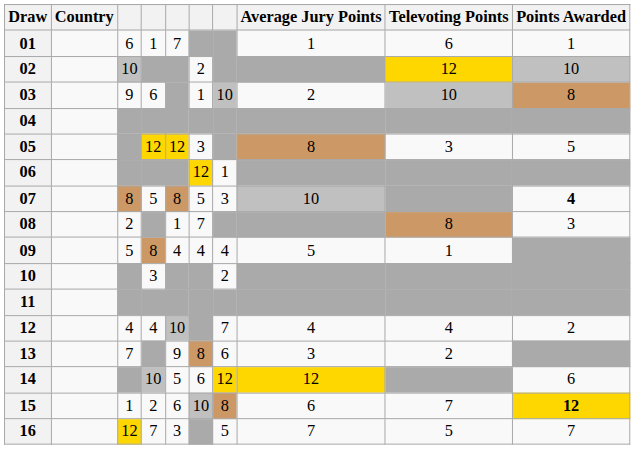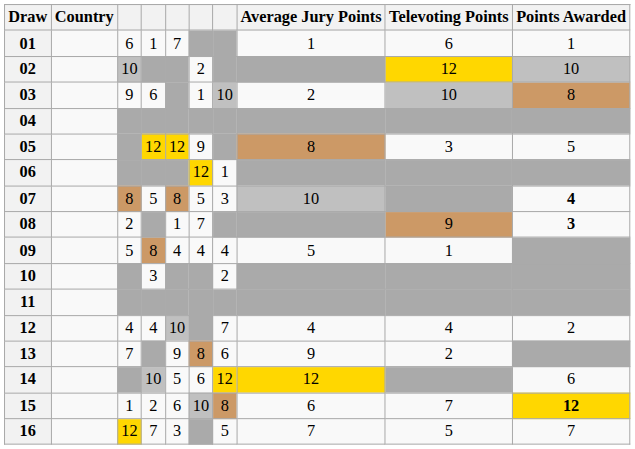(201, 146) 3 -> (201, 146) 9
(449, 224) 8 -> (449, 224) 9
(571, 224) normal -> (571, 224) bold
(311, 353) 3 -> (311, 353) 9
